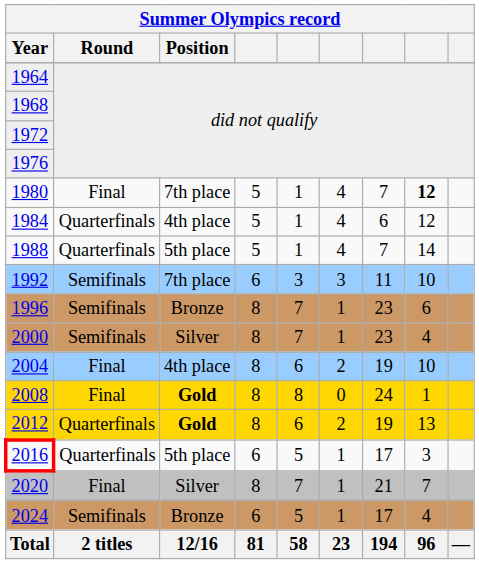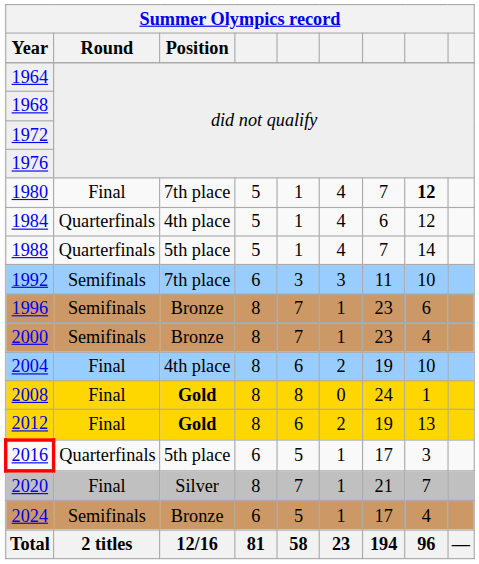(197, 337) Silver -> (197, 337) Bronze
(107, 424) Quarterfinals -> (107, 424) Final
